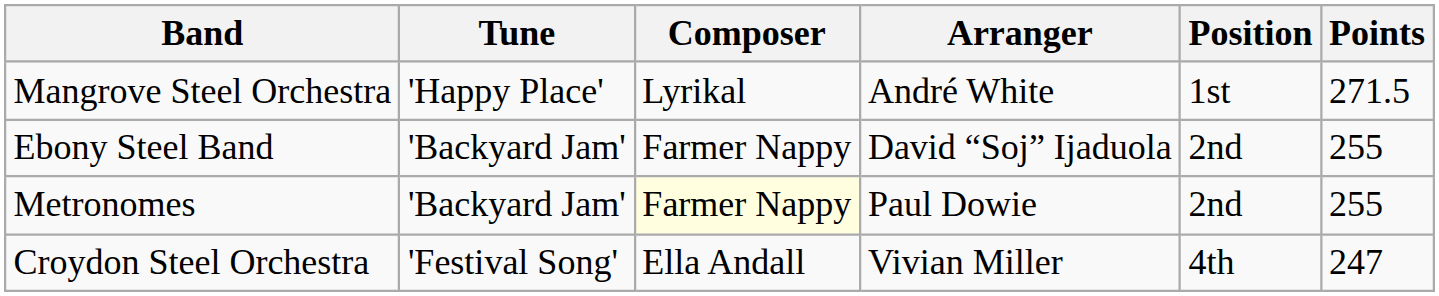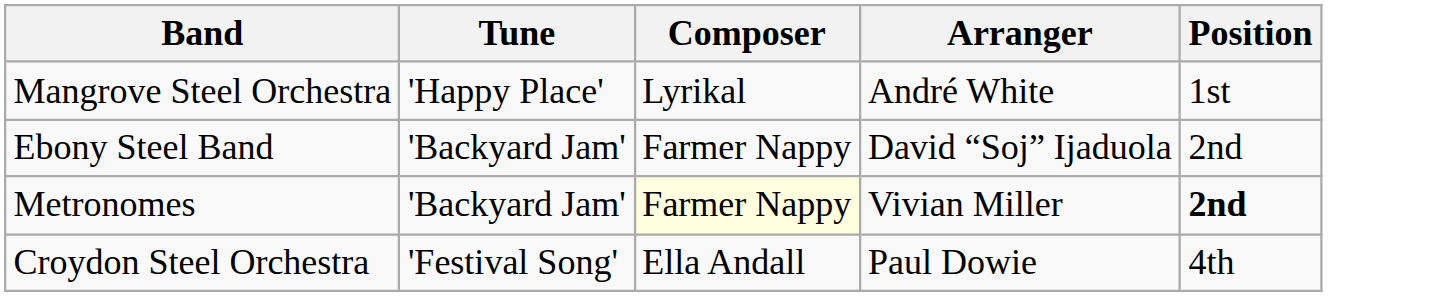- column: (1377, 33)
(952, 204) Paul Dowie -> (965, 204) Vivian Miller
(1215, 204) normal -> (1217, 204) bold
(965, 261) Vivian Miller -> (952, 261) Paul Dowie
